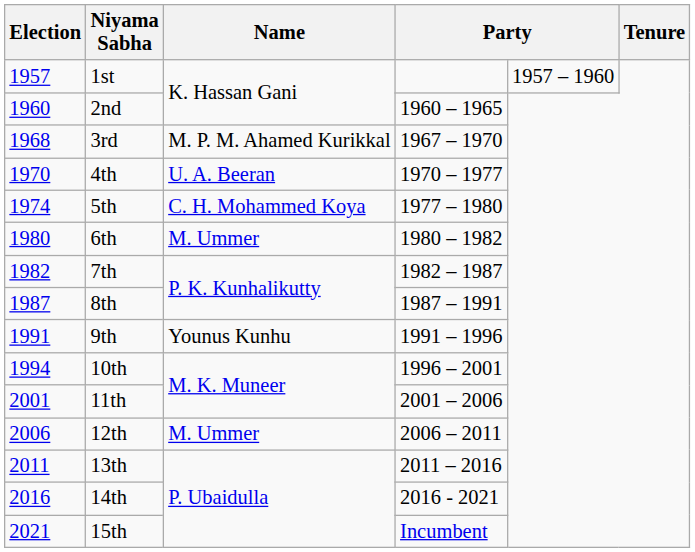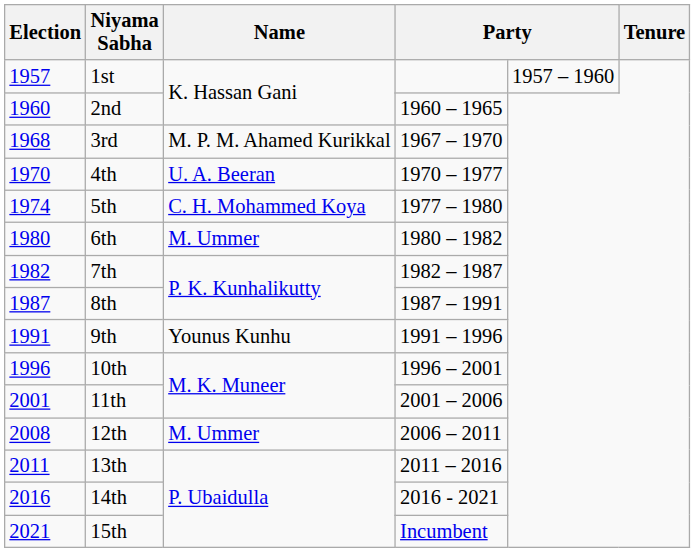(30, 368) 1994 -> (30, 368) 1996
(30, 433) 2006 -> (30, 433) 2008
